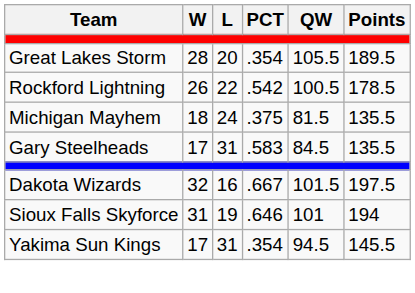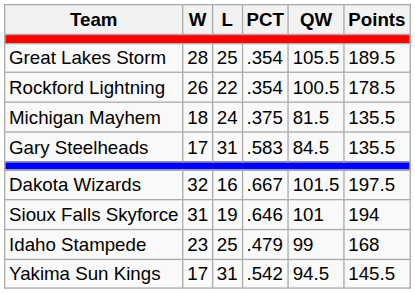(227, 58) 20 -> (227, 58) 25
(265, 88) .542 -> (265, 88) .354
+ row: (78, 244)
(265, 244) .354 -> (265, 274) .542
